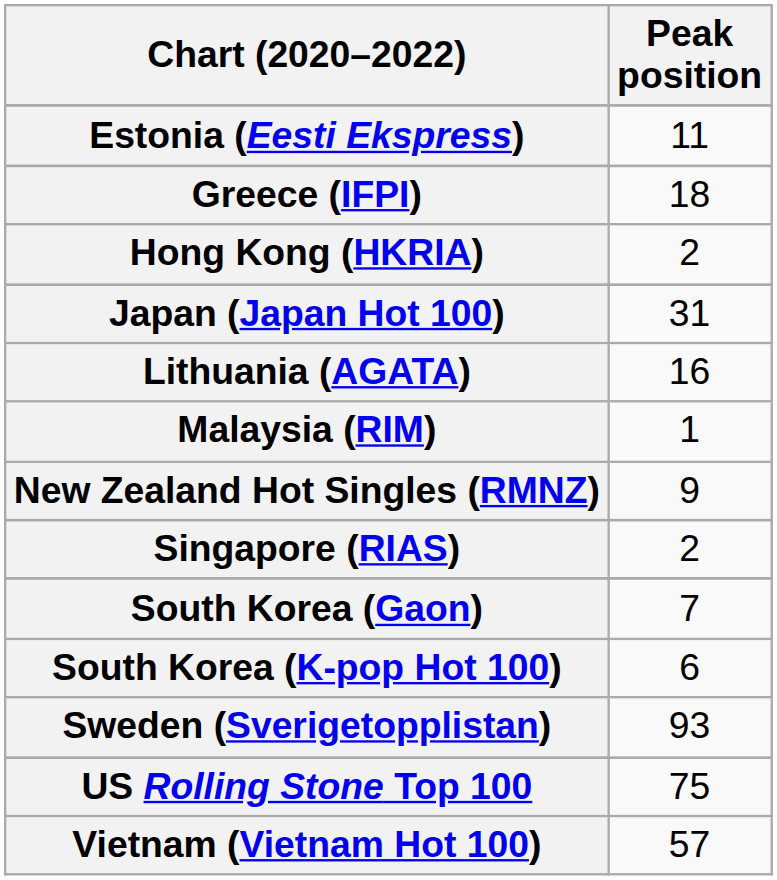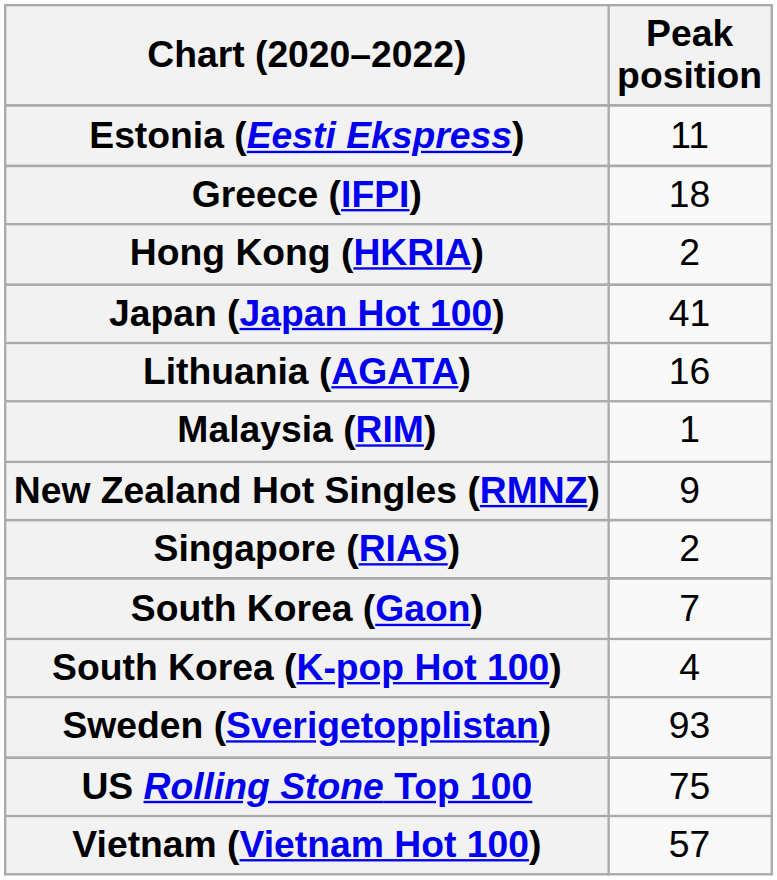(690, 312) 31 -> (690, 312) 41
(690, 667) 6 -> (690, 667) 4
